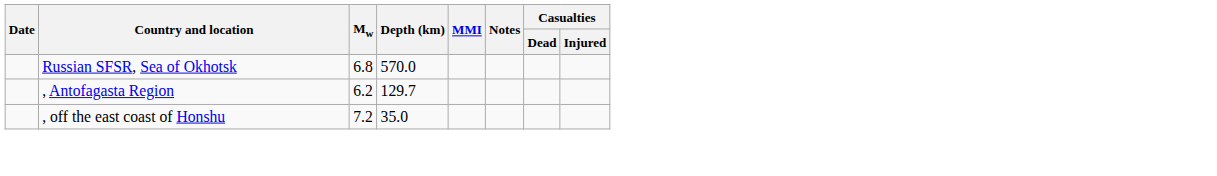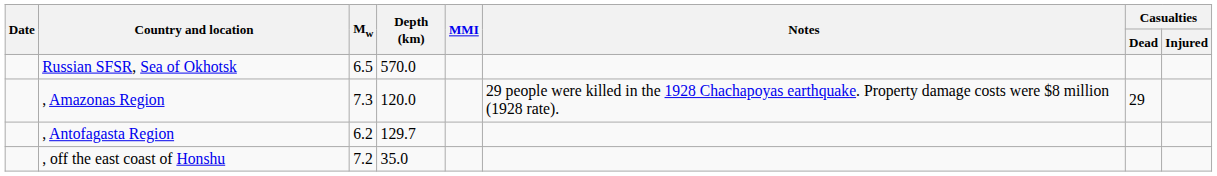(363, 66) 6.8 -> (363, 66) 6.5
+ row: (103, 100)
